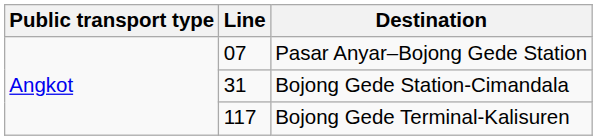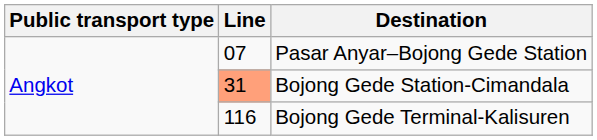(235, 85) no background -> (235, 85) lightsalmon background
(240, 118) 117 -> (240, 118) 116
